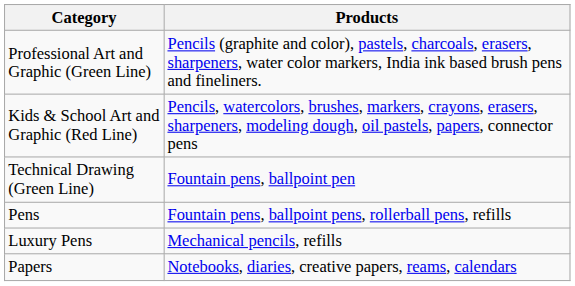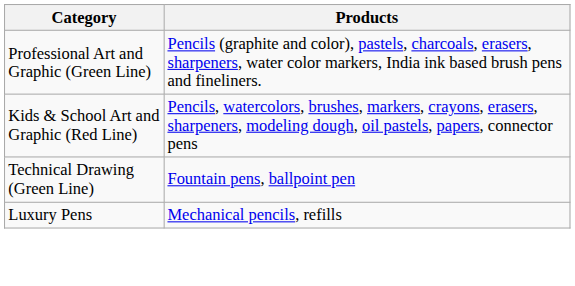- row: (24, 214)
- row: (30, 267)
